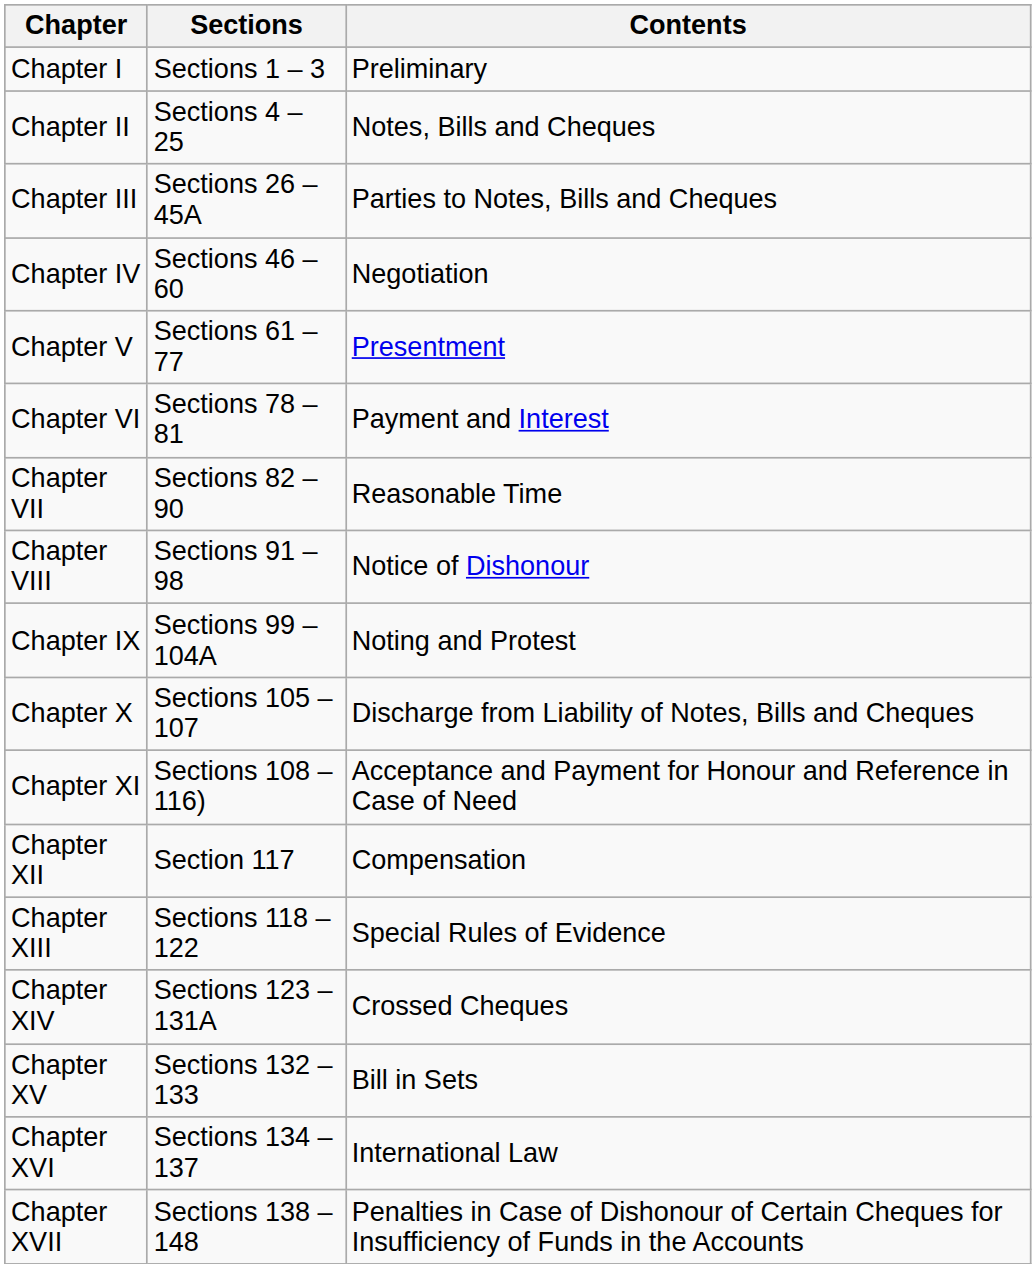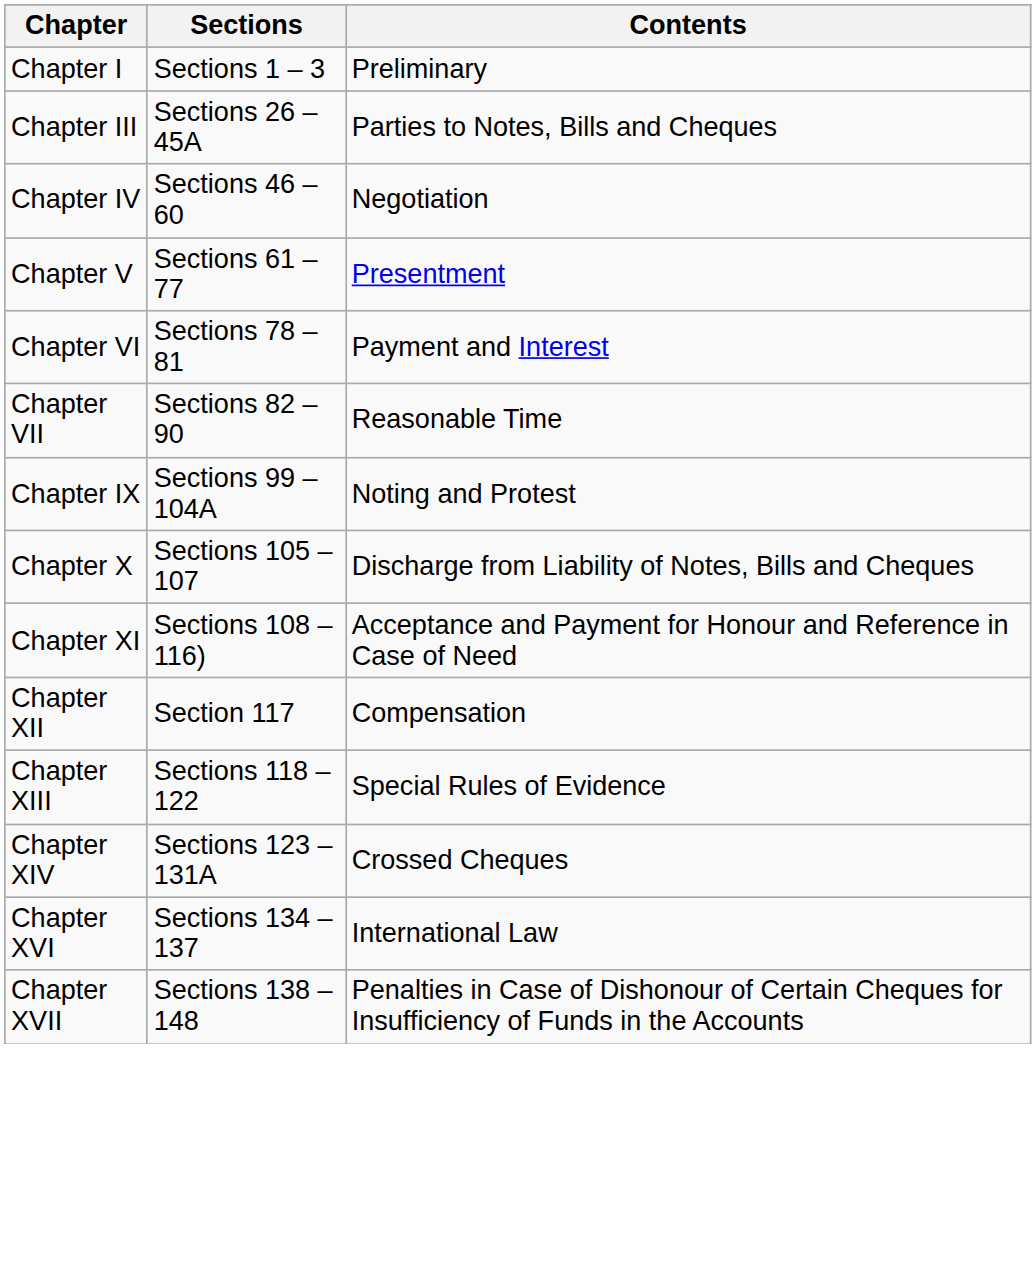- row: (70, 126)
- row: (59, 566)
- row: (59, 1079)
